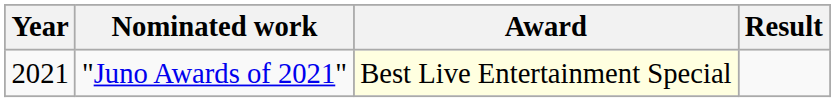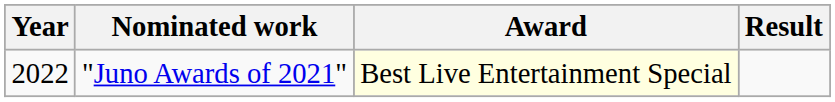(40, 72) 2021 -> (40, 72) 2022
